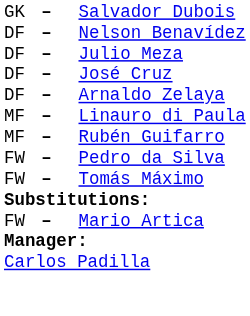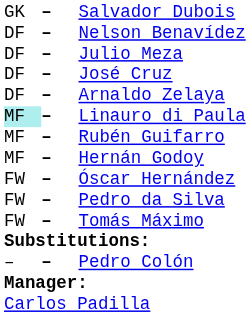(14, 117) no background -> (14, 117) paleturquoise background
+ row: (141, 158)
+ row: (157, 179)
- row: (141, 221)
+ row: (136, 263)
